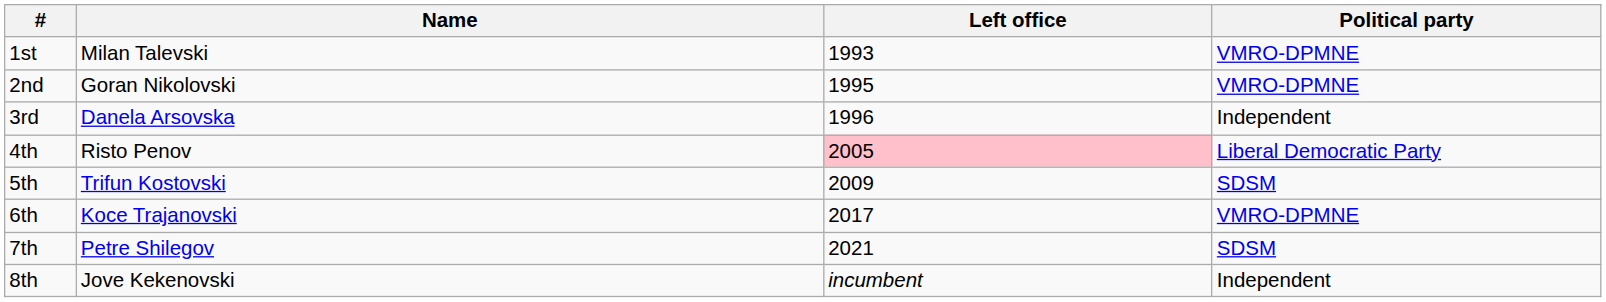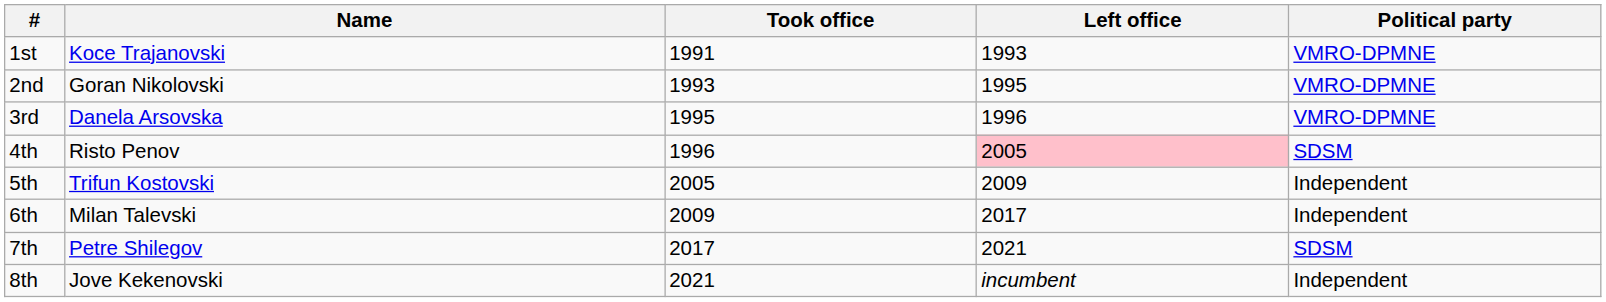+ column: (821, 20)
(144, 53) Milan Talevski -> (147, 53) Koce Trajanovski
(1274, 118) Independent -> (1364, 118) VMRO-DPMNE
(1329, 150) Liberal Democratic Party -> (1323, 150) SDSM
(1246, 183) SDSM -> (1350, 183) Independent
(159, 215) Koce Trajanovski -> (133, 215) Milan Talevski
(1288, 215) VMRO-DPMNE -> (1350, 215) Independent
